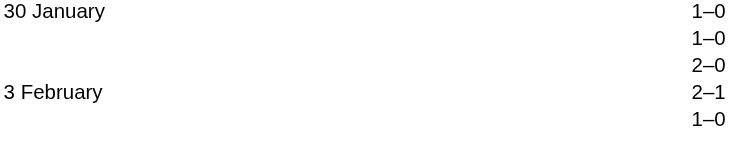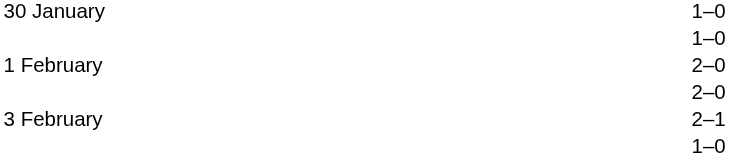+ row: (53, 65)
